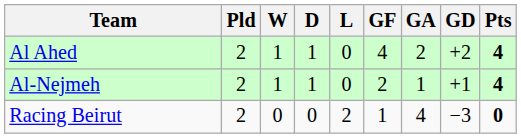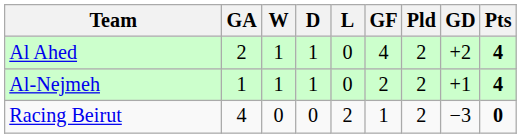columns swapped: (241, 20) <-> (421, 20)
